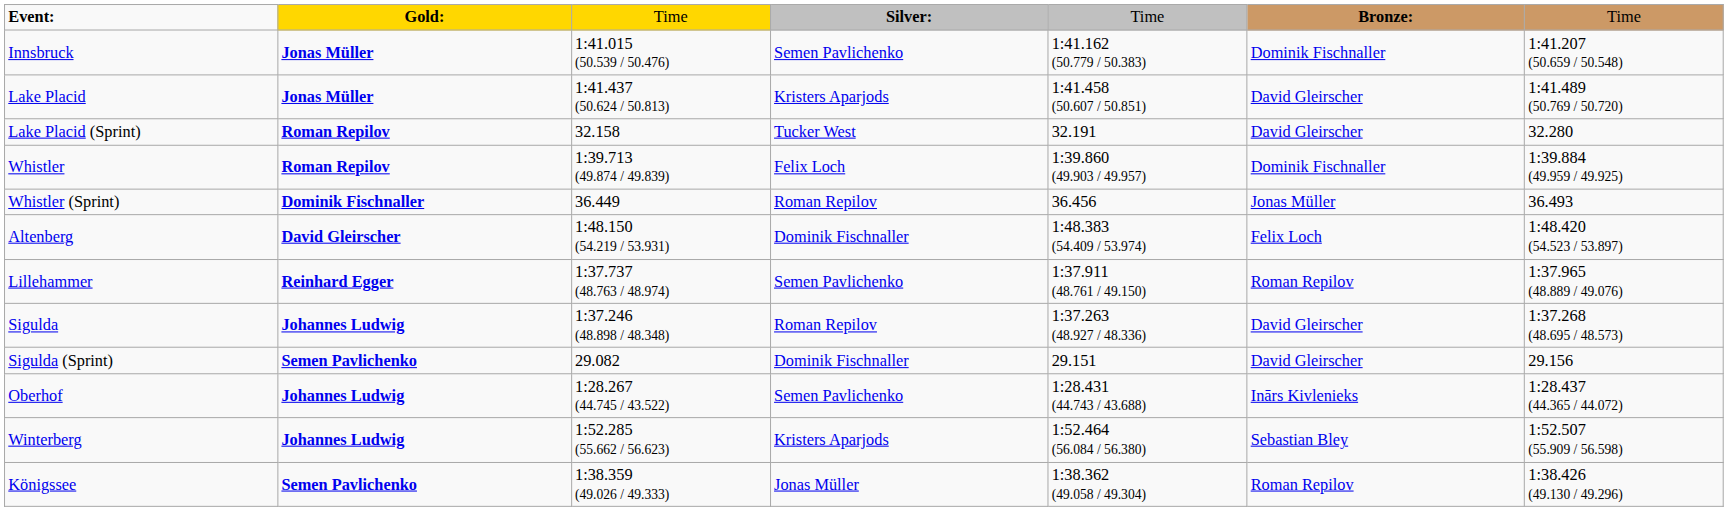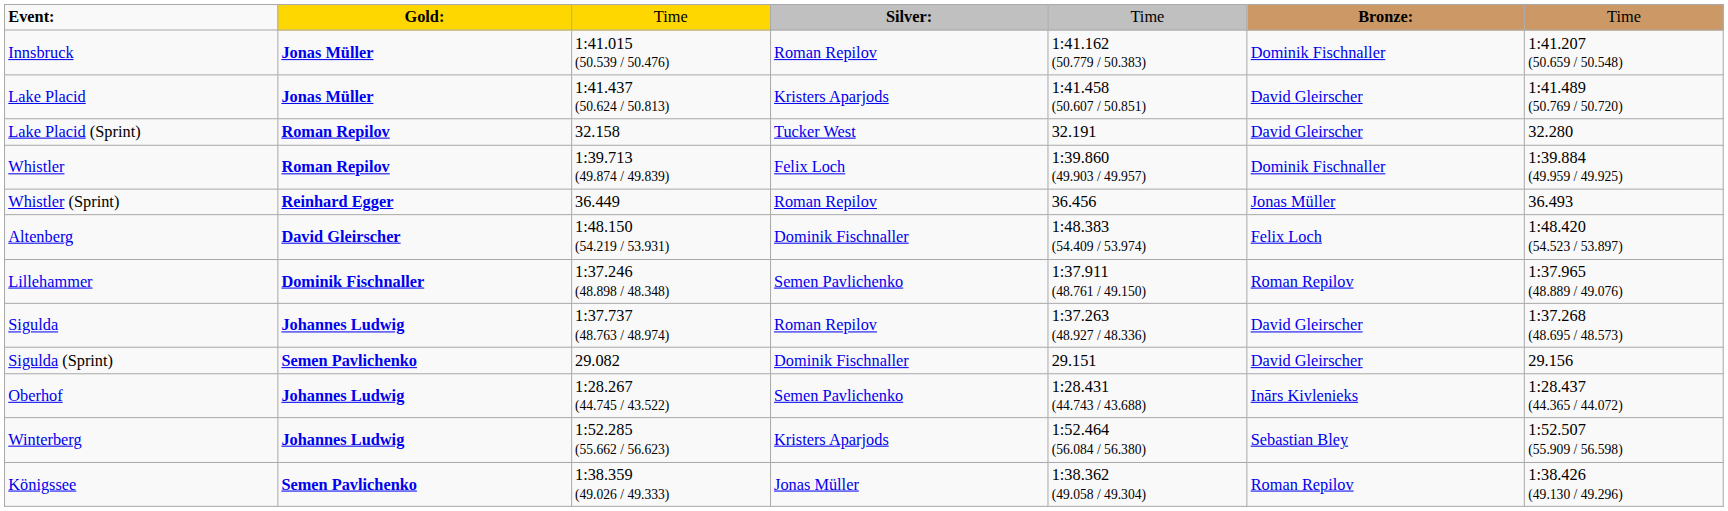(839, 52) Semen Pavlichenko -> (826, 52) Roman Repilov
(353, 201) Dominik Fischnaller -> (337, 201) Reinhard Egger
(337, 281) Reinhard Egger -> (353, 281) Dominik Fischnaller
(622, 281) 1:37.737 (48.763 / 48.974) -> (622, 281) 1:37.246 (48.898 / 48.348)
(622, 325) 1:37.246 (48.898 / 48.348) -> (622, 325) 1:37.737 (48.763 / 48.974)
